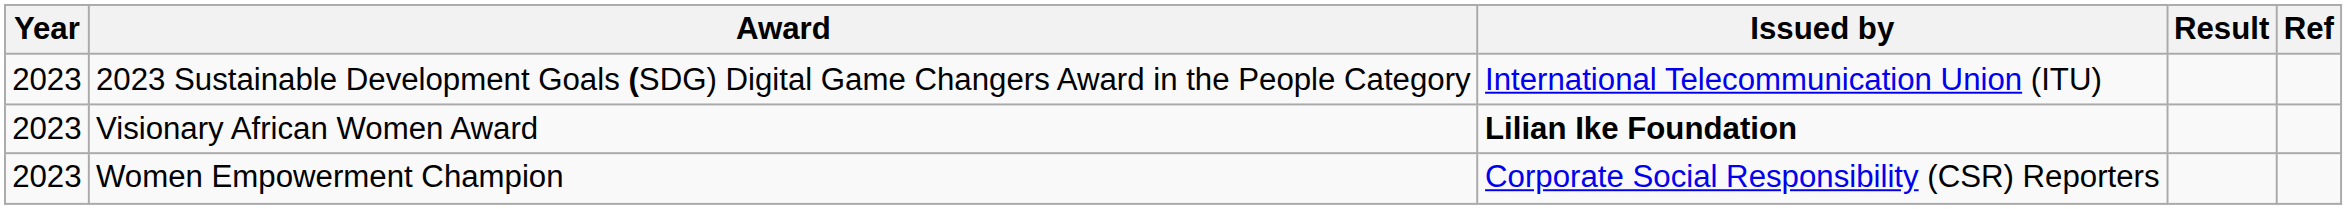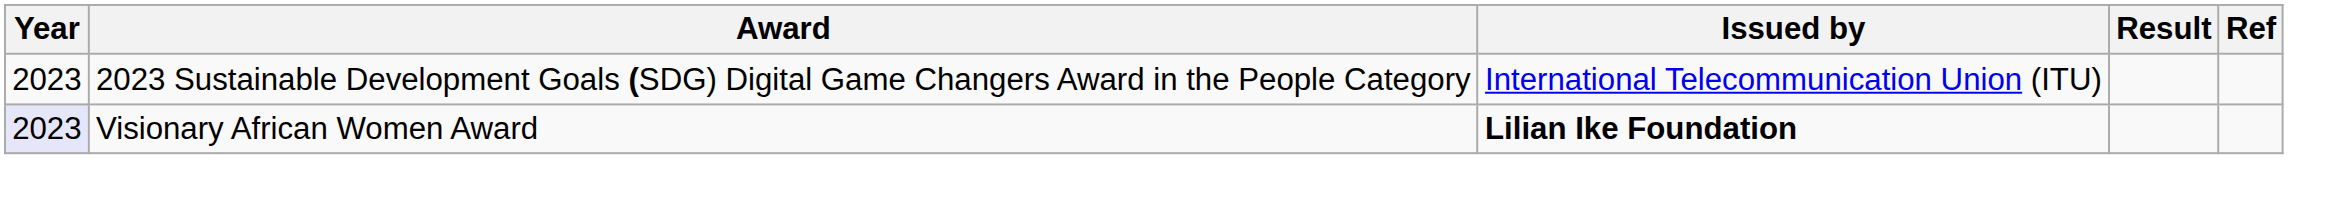(47, 128) no background -> (47, 128) lavender background
- row: (330, 177)
